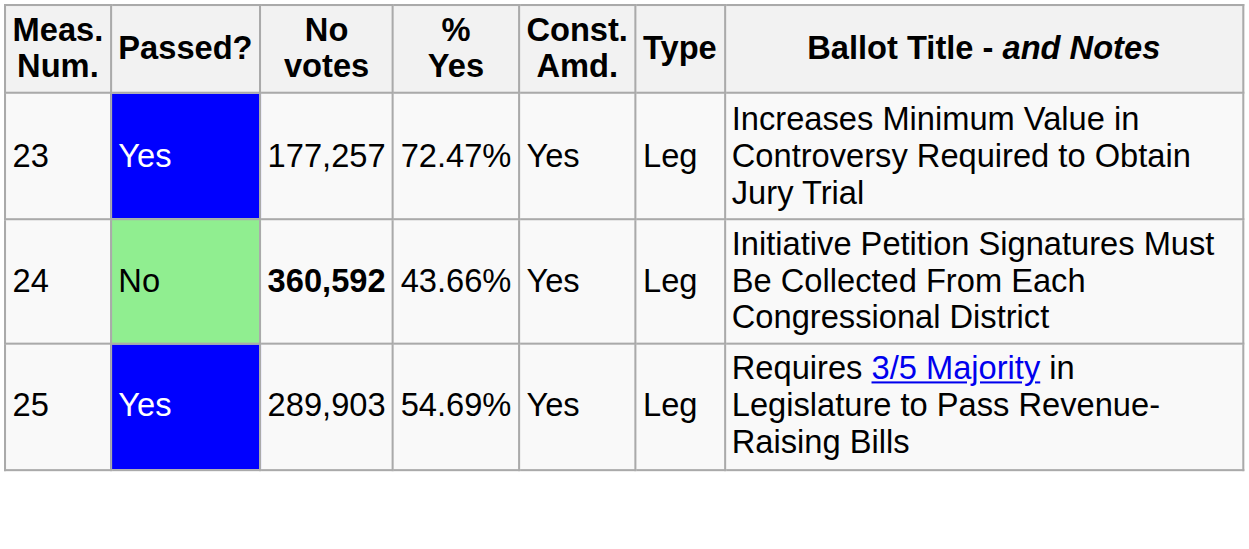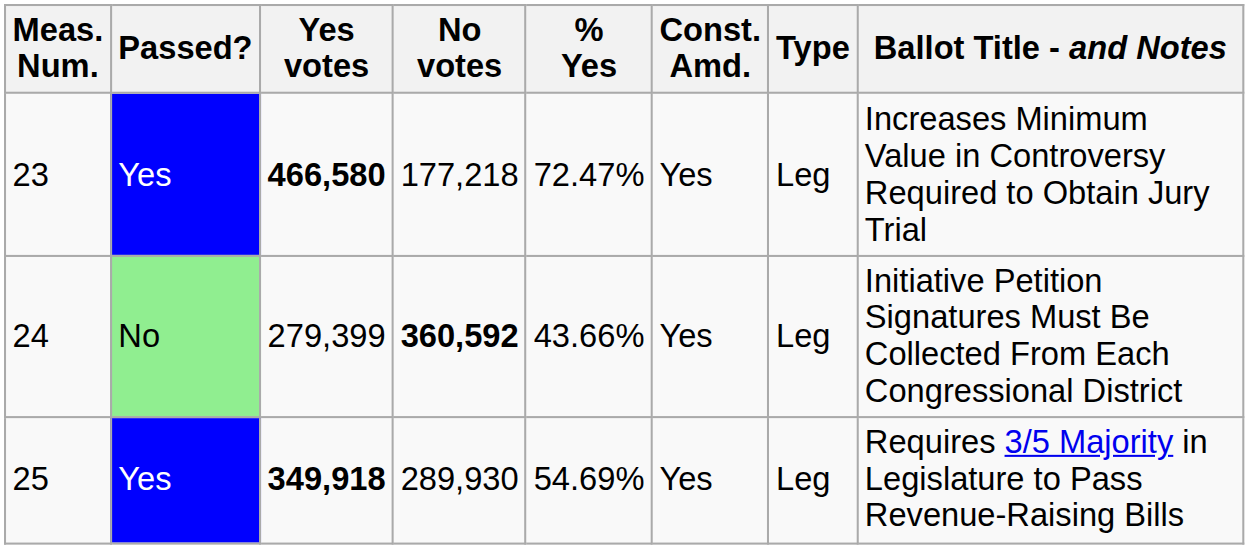+ column: (327, 48)
(327, 155) 177,257 -> (460, 173) 177,218
(327, 405) 289,903 -> (460, 479) 289,930
